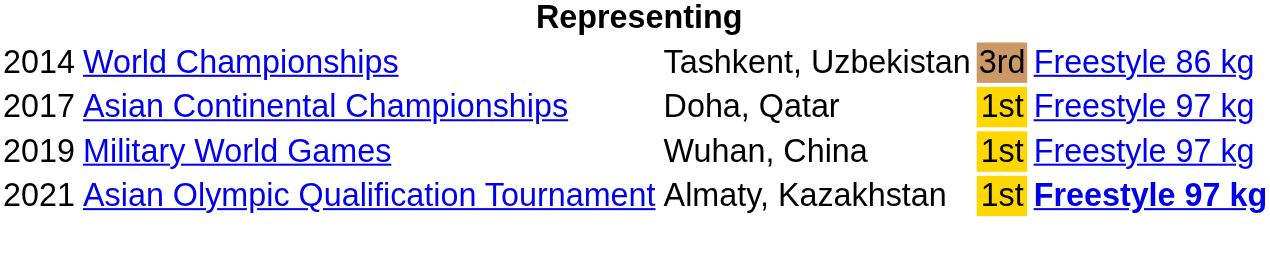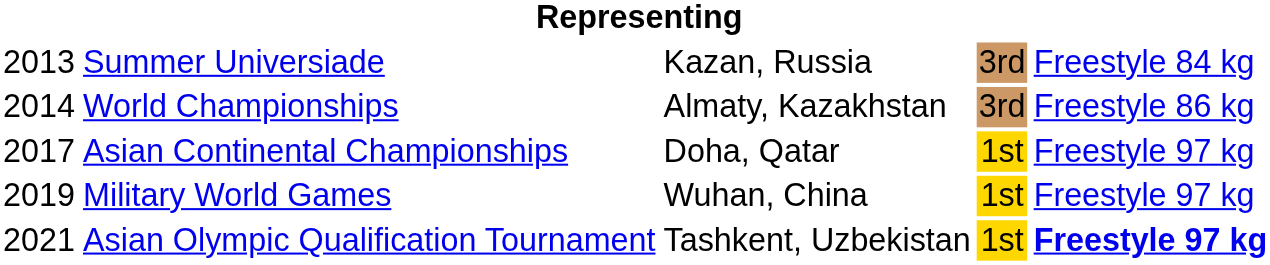+ row: (234, 62)
(817, 62) Tashkent, Uzbekistan -> (805, 106) Almaty, Kazakhstan
(805, 195) Almaty, Kazakhstan -> (817, 239) Tashkent, Uzbekistan
